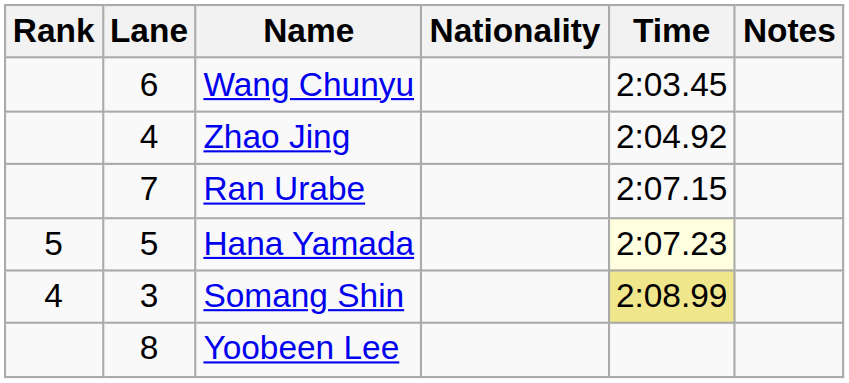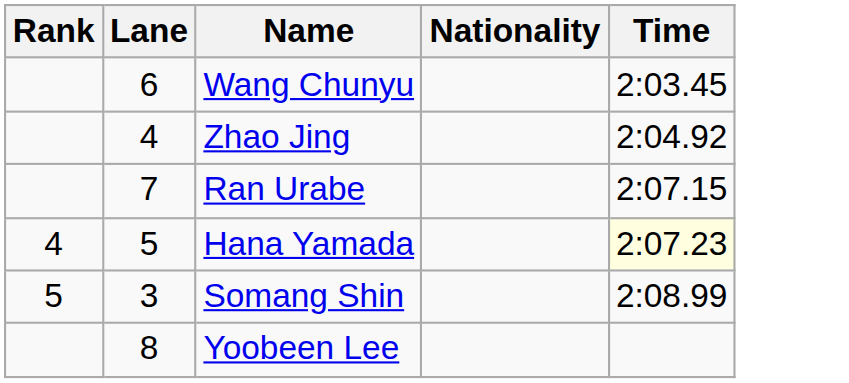- column: (789, 31)
(54, 243) 5 -> (54, 243) 4
(54, 296) 4 -> (54, 296) 5
(672, 296) khaki background -> (672, 296) no background
